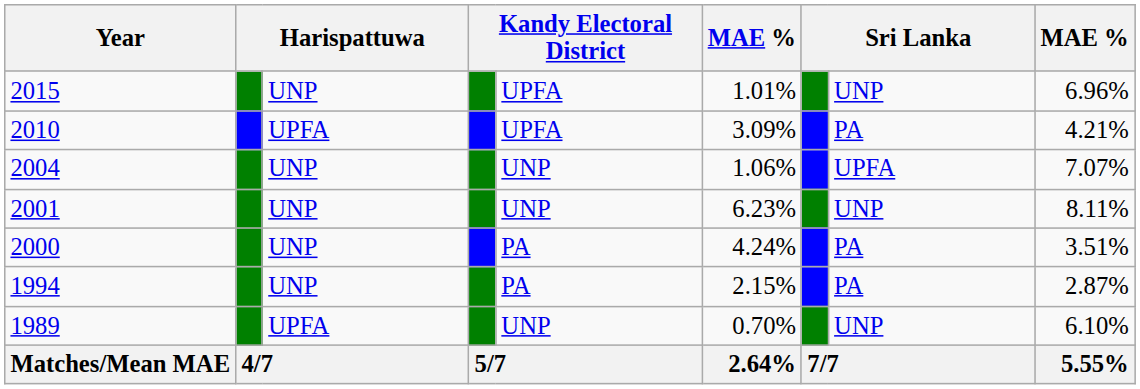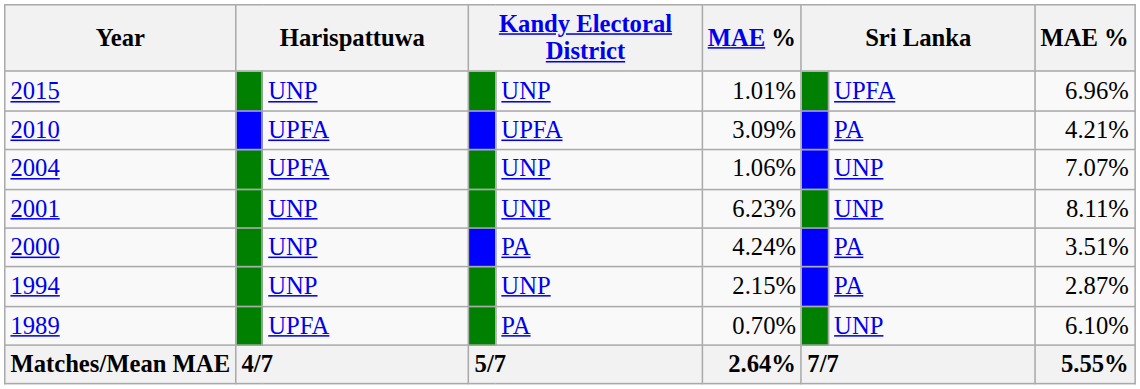(532, 90) UPFA -> (526, 90) UNP
(859, 90) UNP -> (865, 90) UPFA
(293, 168) UNP -> (299, 168) UPFA
(865, 168) UPFA -> (859, 168) UNP
(516, 286) PA -> (526, 286) UNP
(526, 325) UNP -> (516, 325) PA
